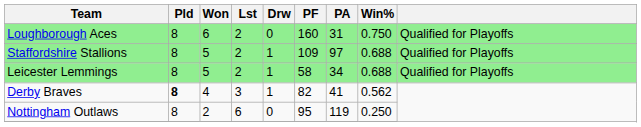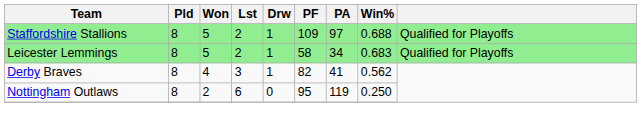- row: (62, 33)
(376, 72) 0.688 -> (376, 53) 0.683
(174, 92) bold -> (174, 72) normal
